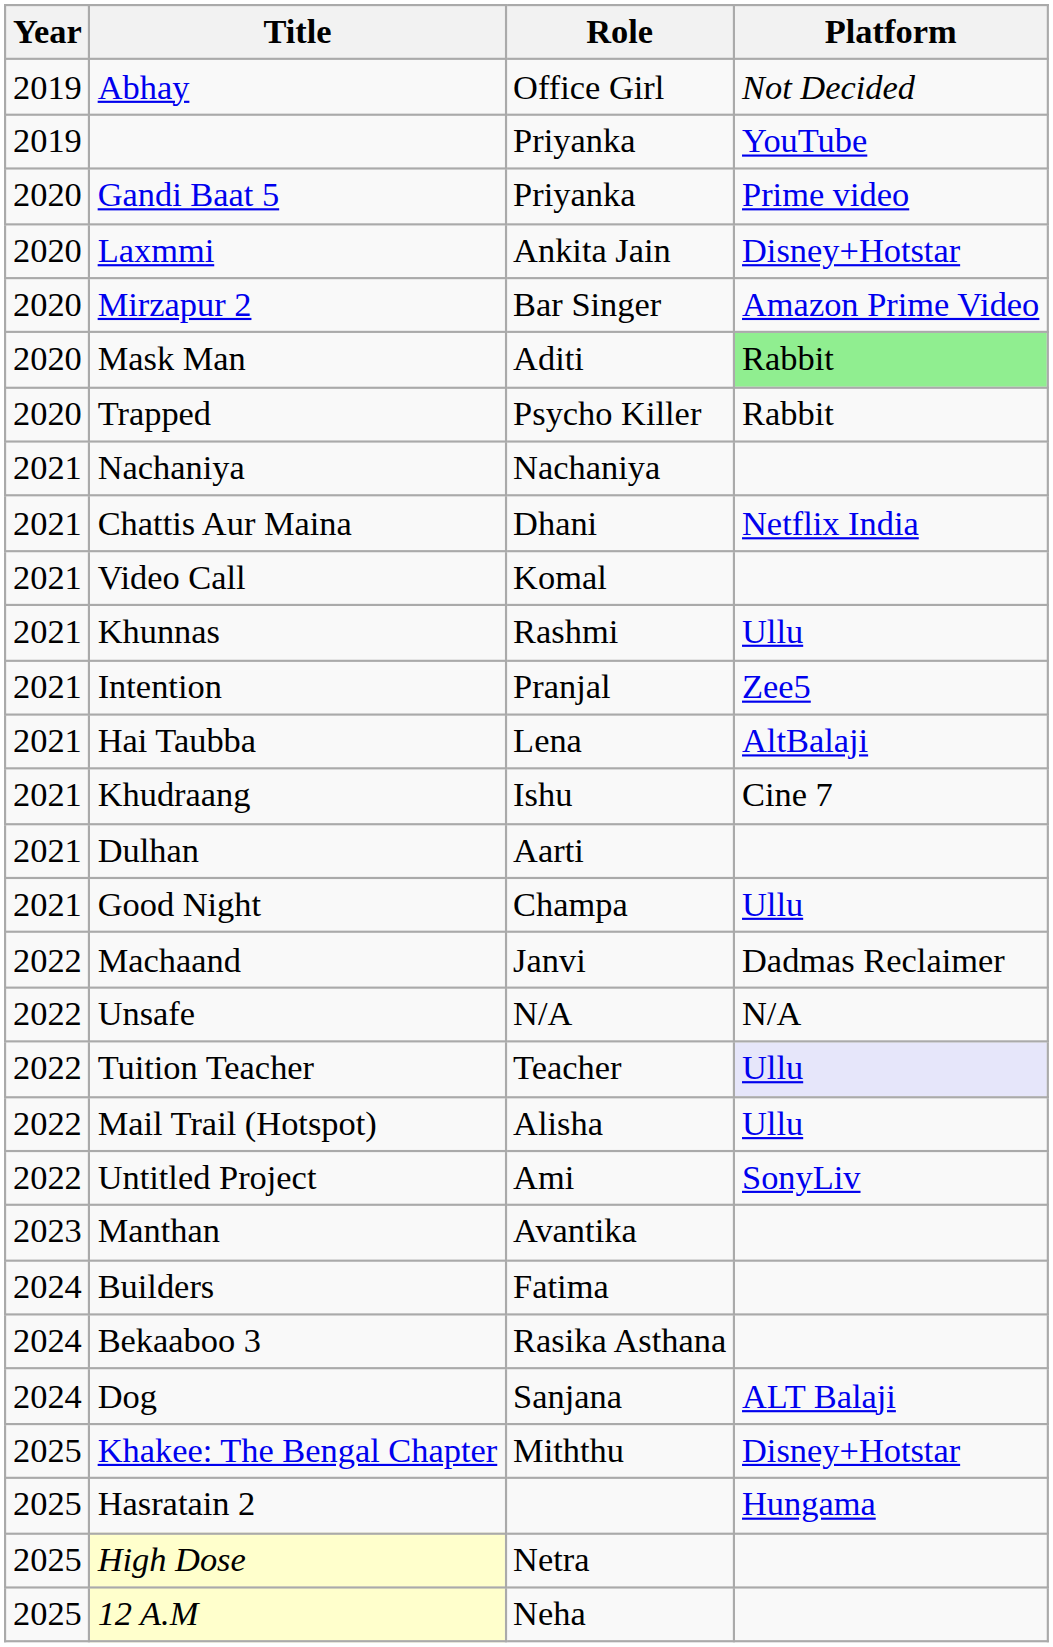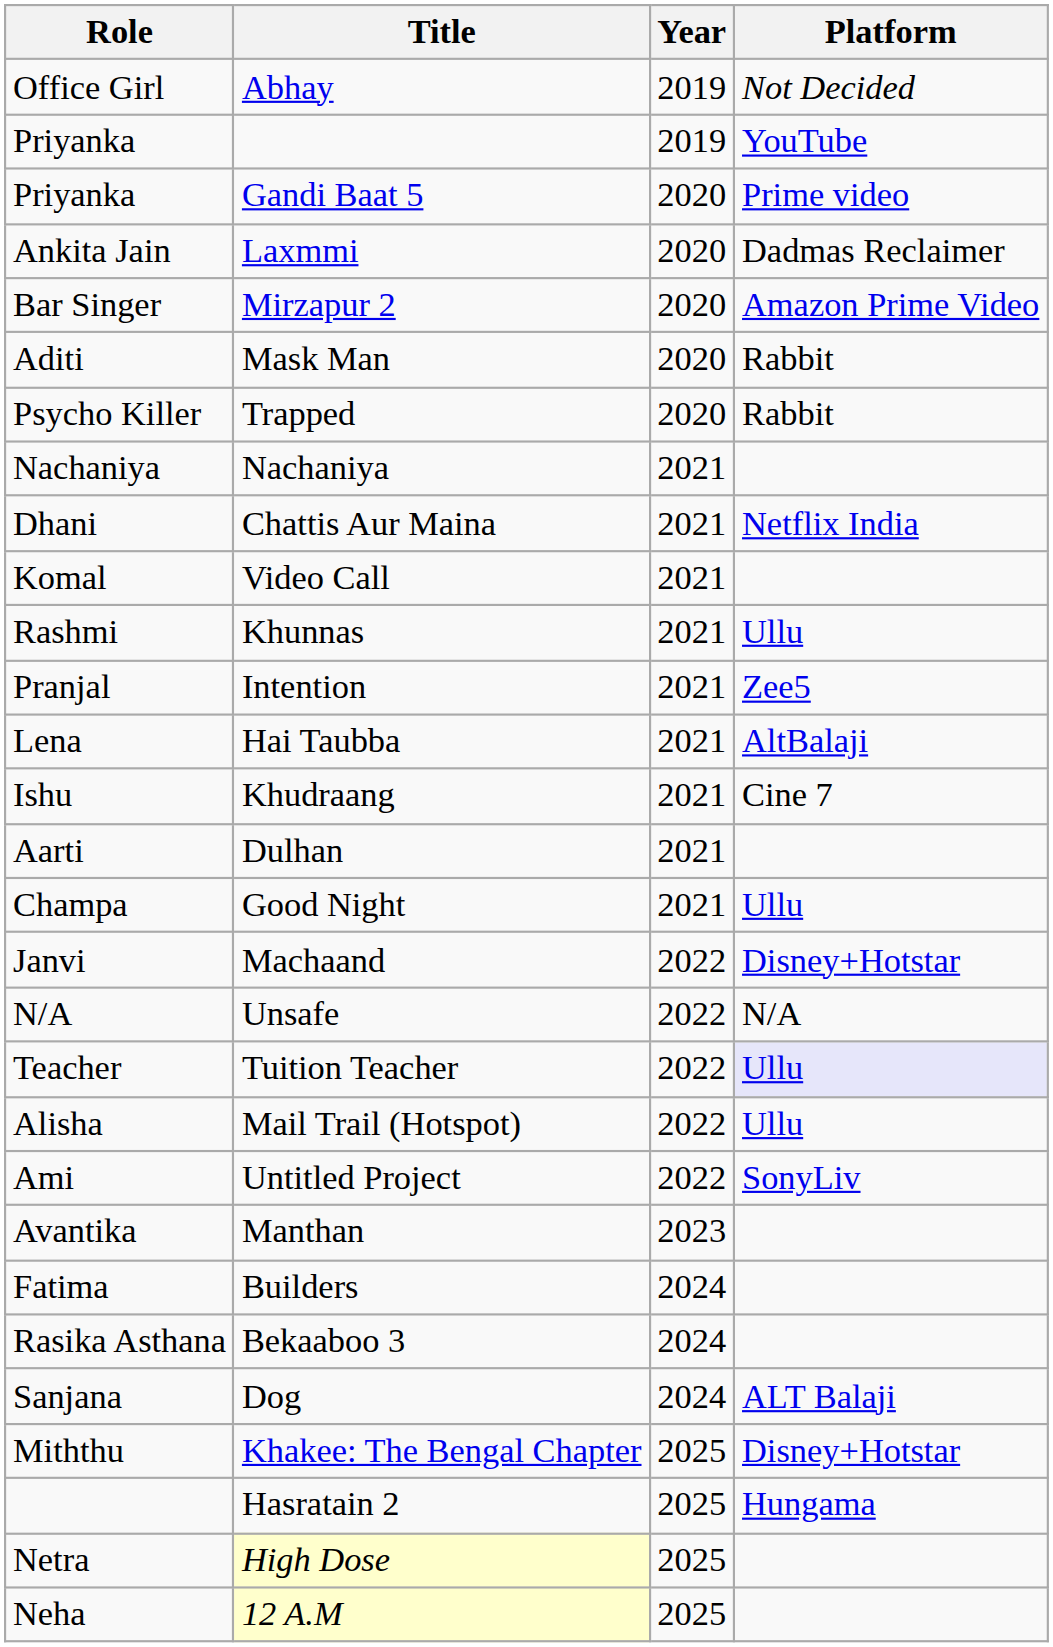columns swapped: (47, 31) <-> (620, 31)
(851, 250) Disney+Hotstar -> (873, 250) Dadmas Reclaimer
(788, 359) lightgreen background -> (788, 359) no background
(873, 959) Dadmas Reclaimer -> (851, 959) Disney+Hotstar
